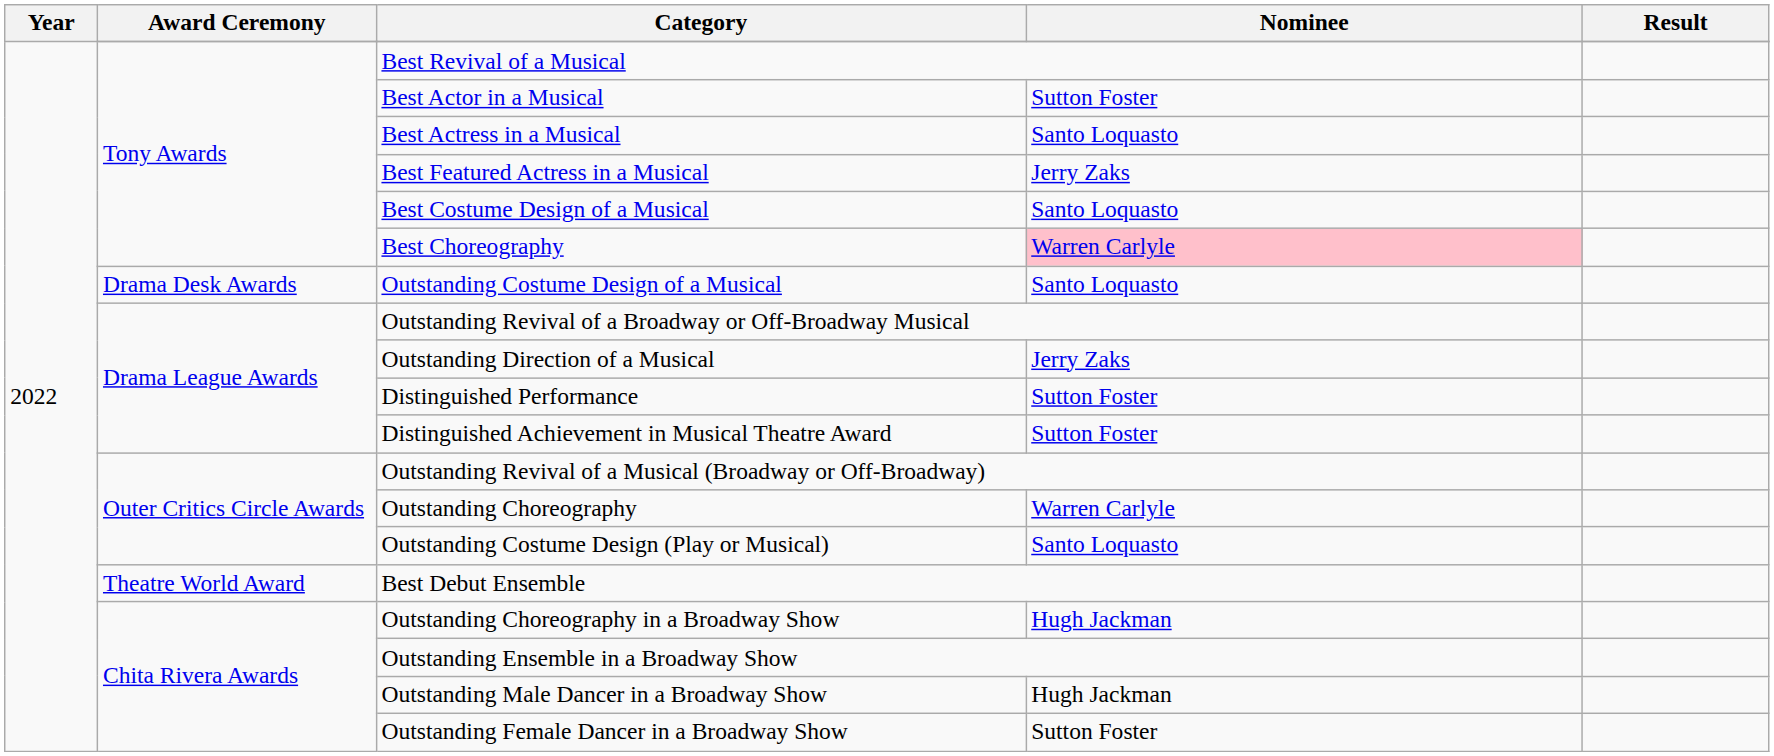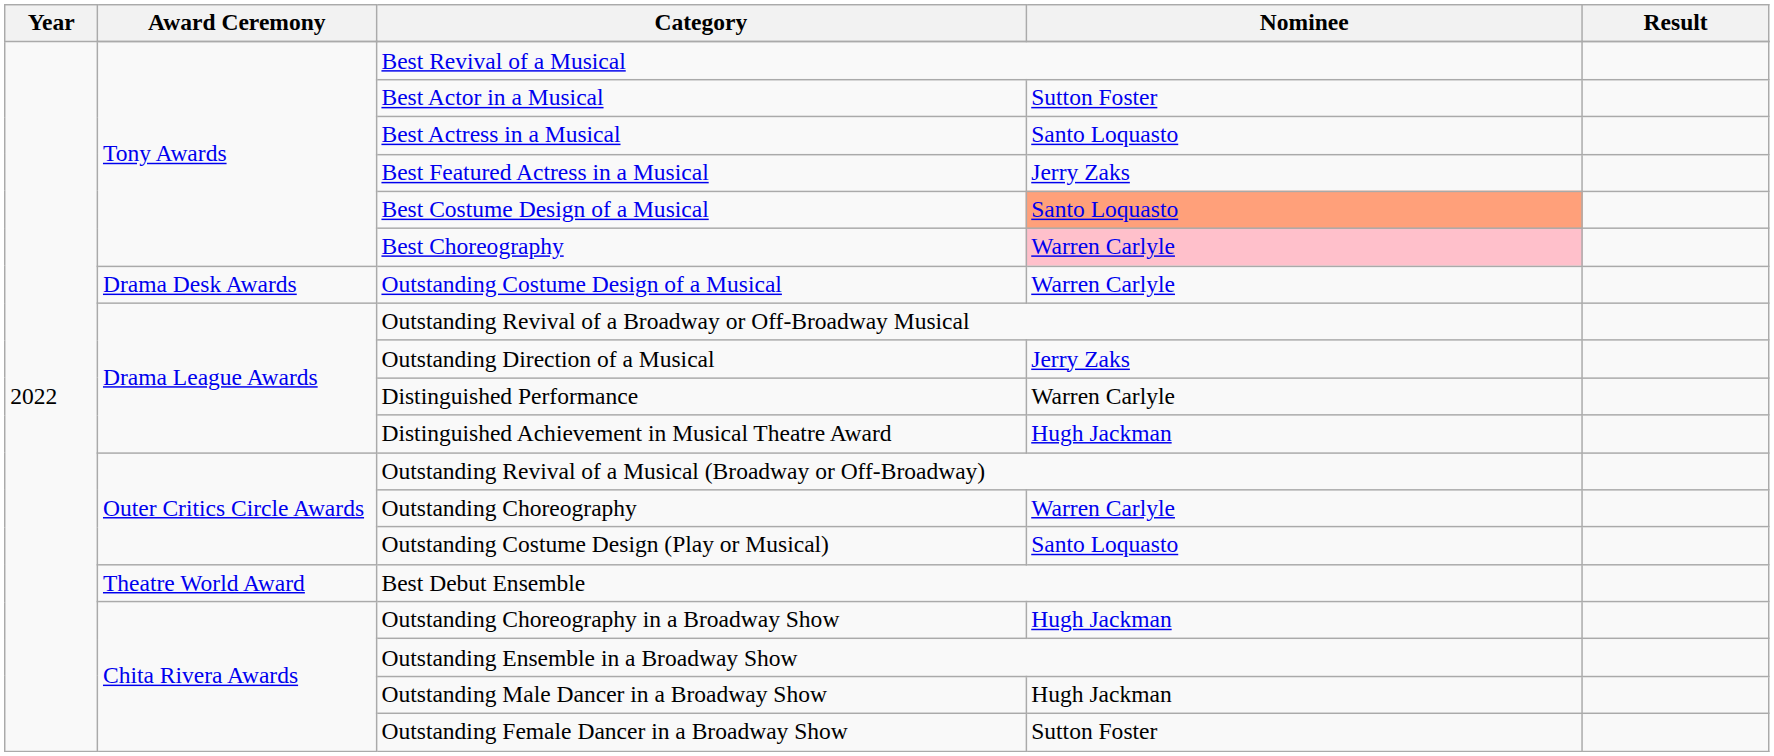(1105, 209) no background -> (1105, 209) lightsalmon background
(1105, 284) Santo Loquasto -> (1103, 284) Warren Carlyle
(1094, 396) Sutton Foster -> (1103, 396) Warren Carlyle
(1094, 433) Sutton Foster -> (1101, 433) Hugh Jackman
